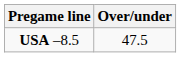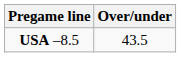(135, 39) 47.5 -> (135, 39) 43.5
